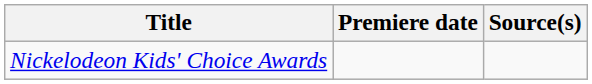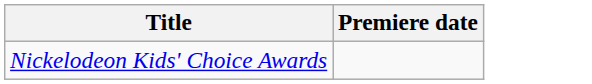- column: (535, 23)
